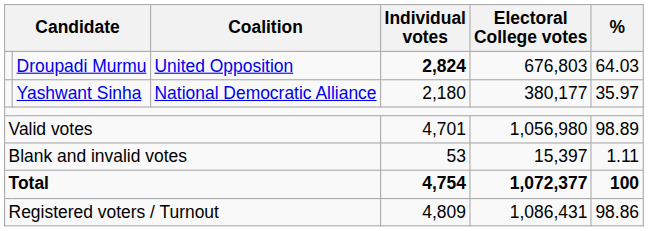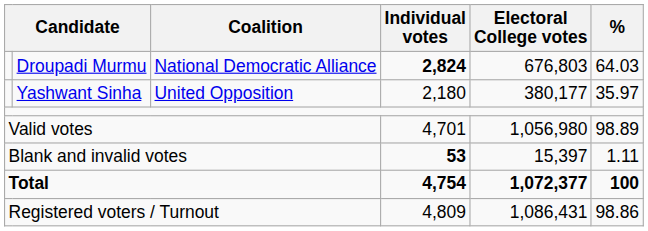(224, 65) United Opposition -> (266, 65) National Democratic Alliance
(266, 93) National Democratic Alliance -> (224, 93) United Opposition
(456, 156) normal -> (456, 156) bold
